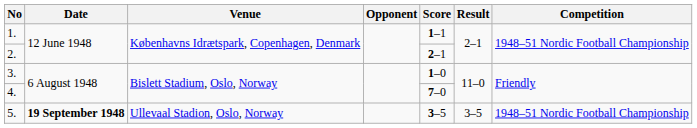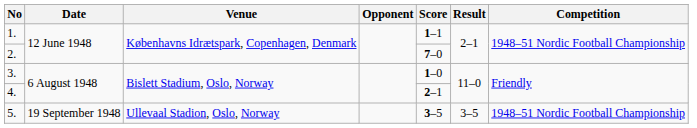(437, 53) 2–1 -> (433, 53) 7–0
(437, 92) 7–0 -> (433, 92) 2–1
(76, 112) bold -> (74, 112) normal
